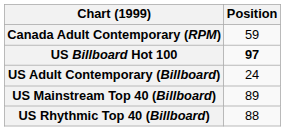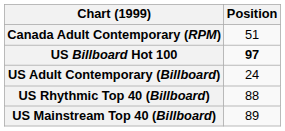(252, 34) 59 -> (252, 34) 51
rows swapped: (114, 95) <-> (114, 116)
